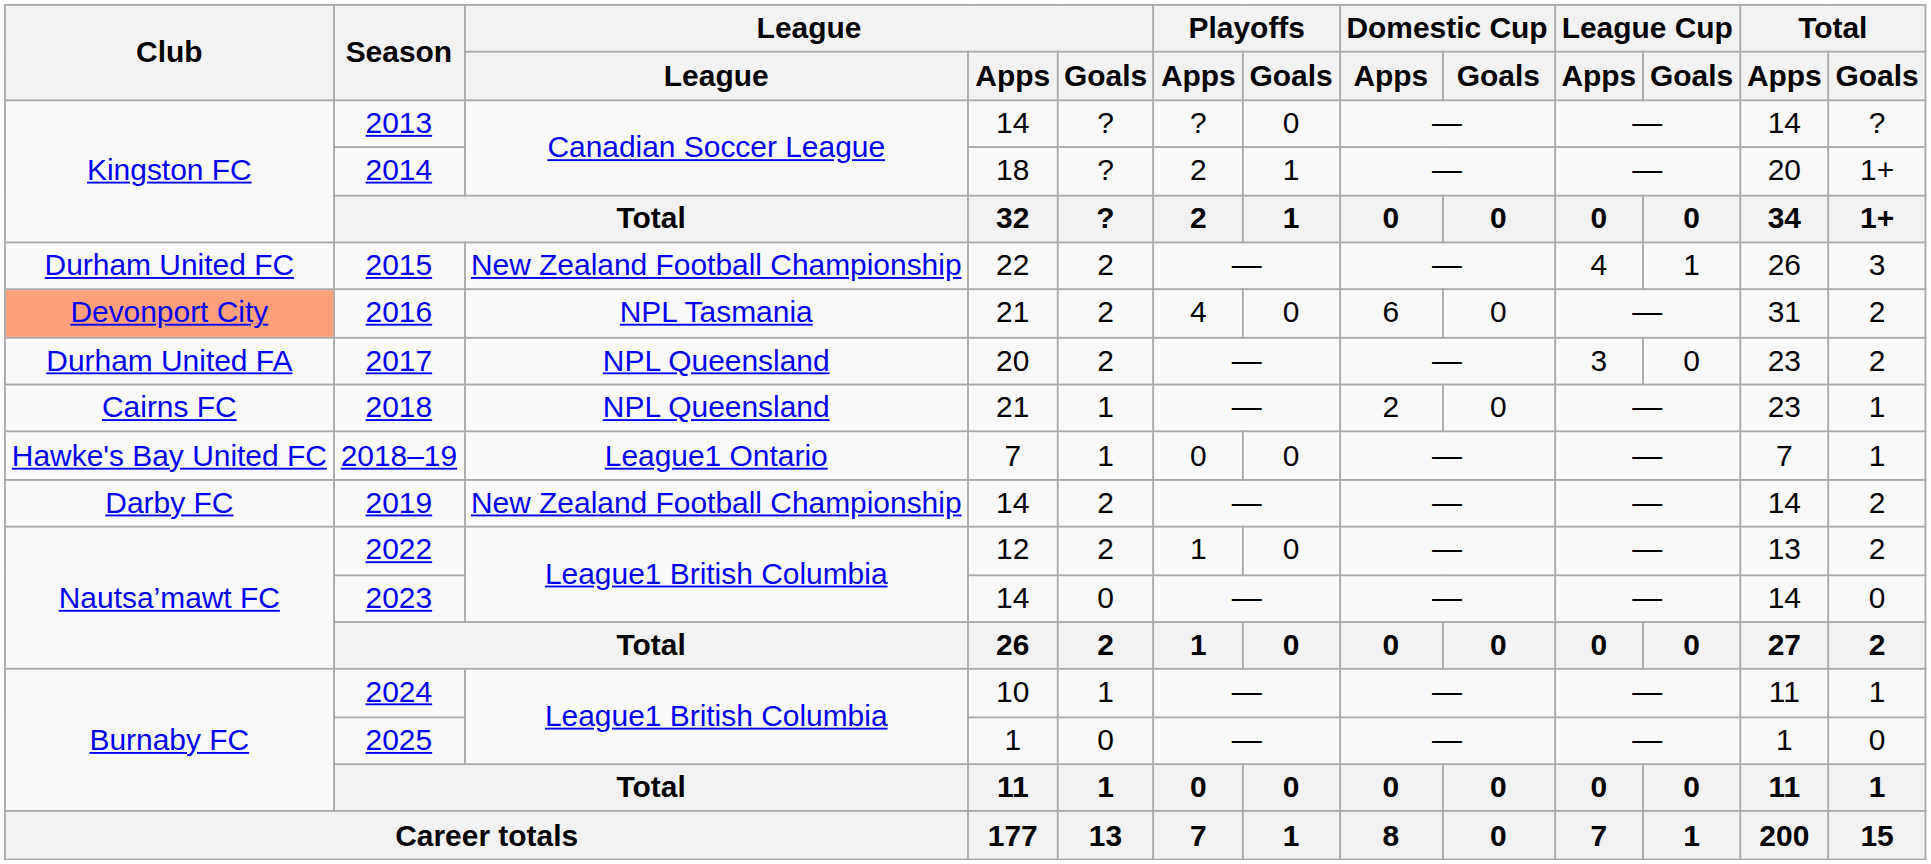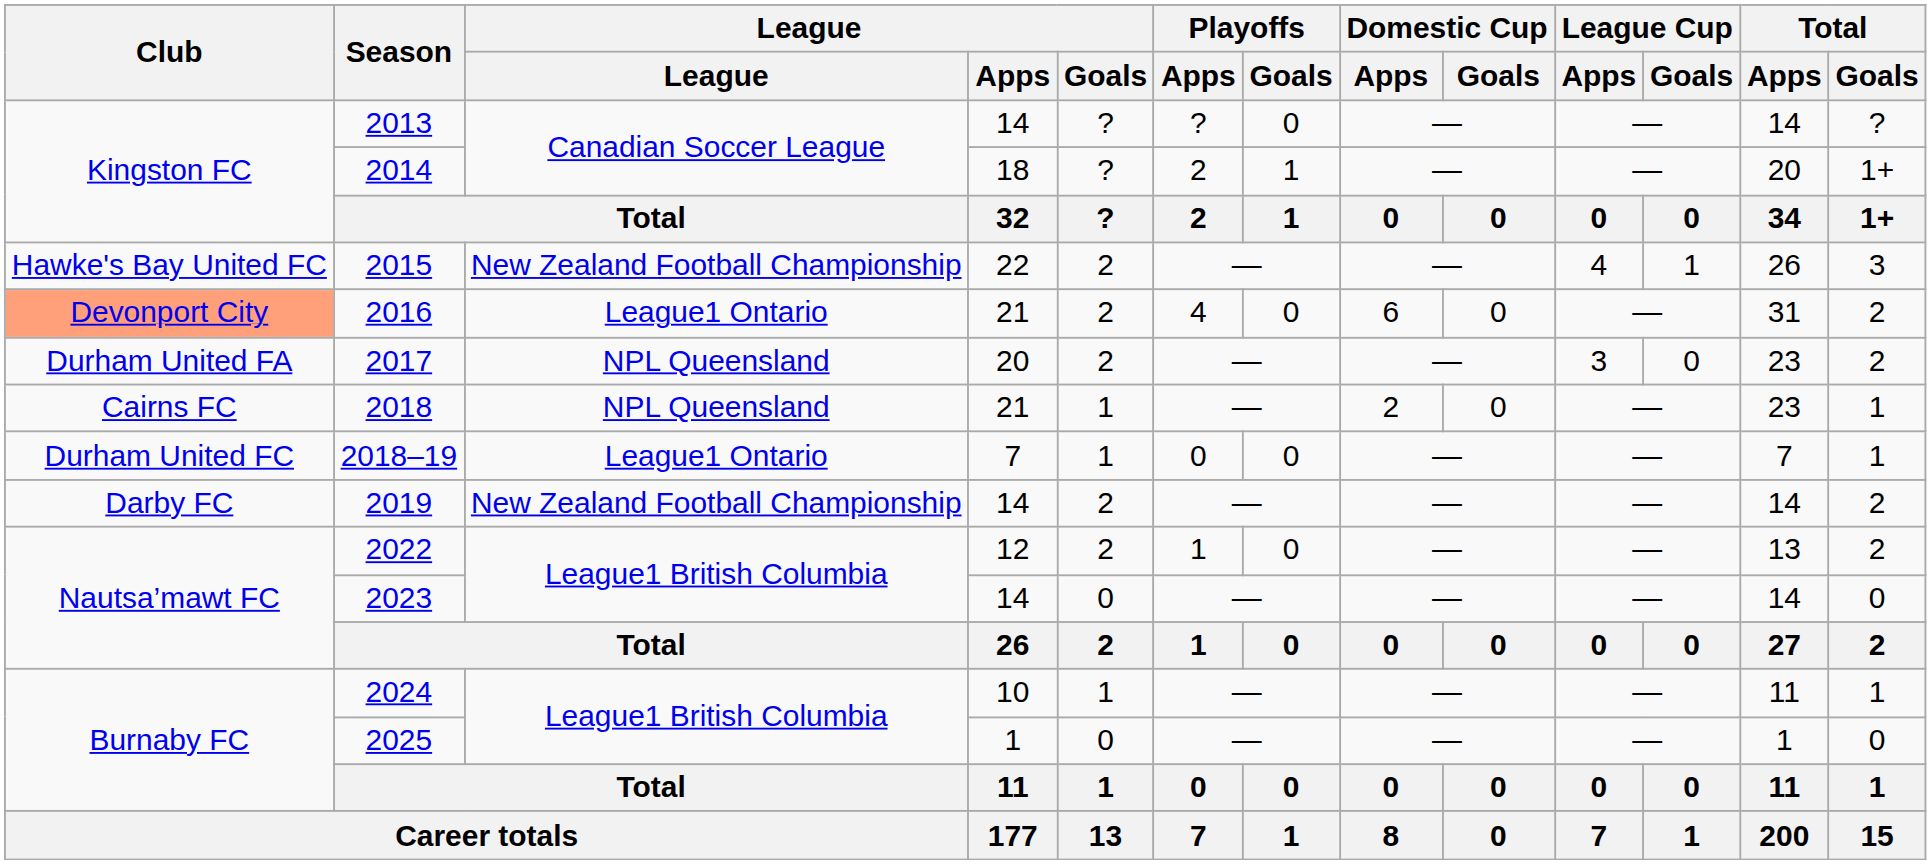(169, 265) Durham United FC -> (169, 265) Hawke's Bay United FC
(716, 312) NPL Tasmania -> (716, 312) League1 Ontario
(169, 455) Hawke's Bay United FC -> (169, 455) Durham United FC
